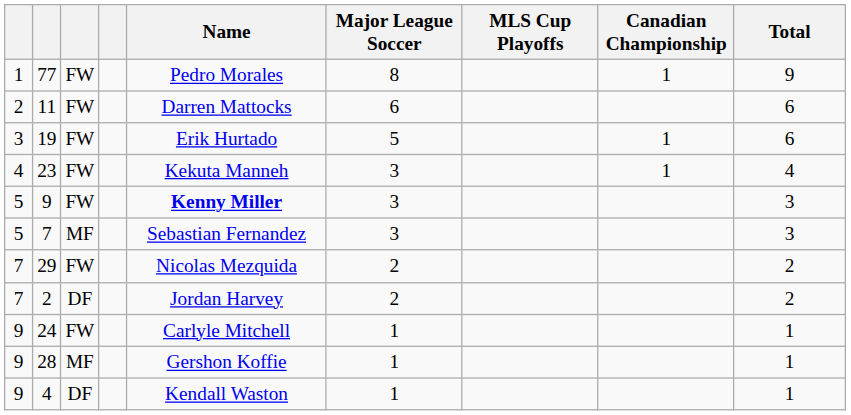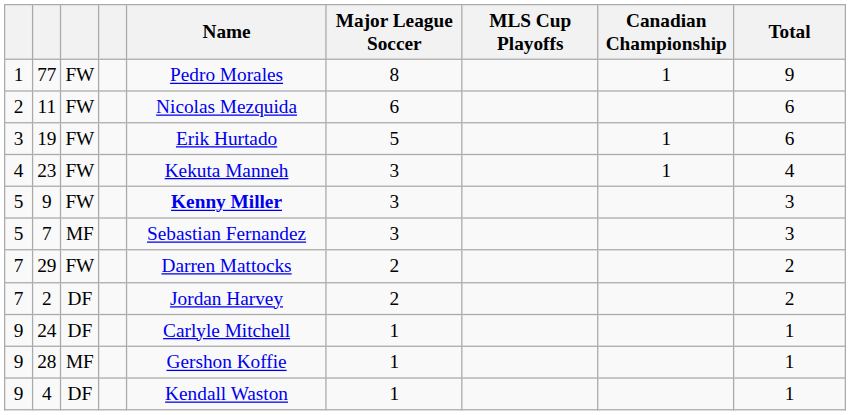(227, 107) Darren Mattocks -> (227, 107) Nicolas Mezquida
(227, 266) Nicolas Mezquida -> (227, 266) Darren Mattocks
(80, 329) FW -> (80, 329) DF
